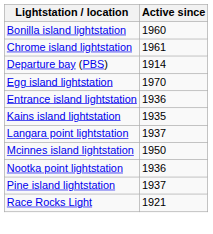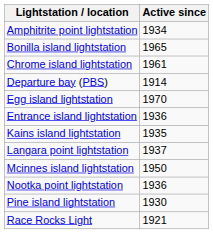+ row: (72, 30)
(154, 30) 1960 -> (155, 47) 1965
(154, 185) 1937 -> (155, 202) 1930
